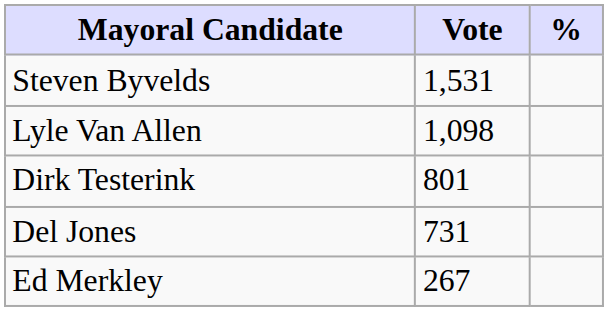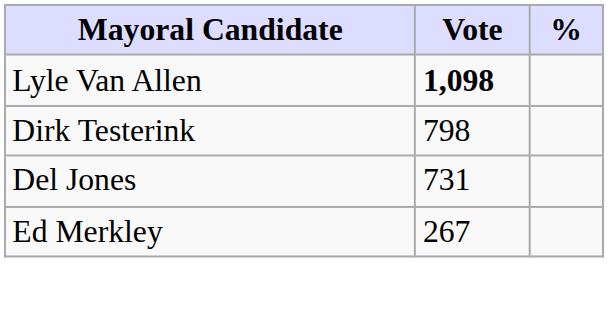- row: (111, 79)
(459, 130) normal -> (459, 79) bold
(447, 180) 801 -> (447, 130) 798
